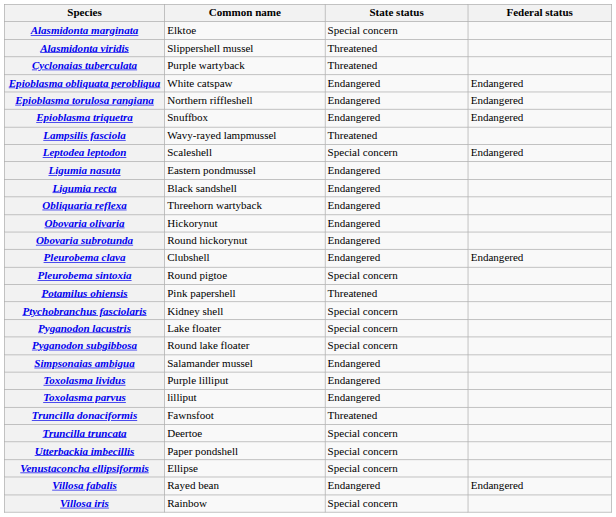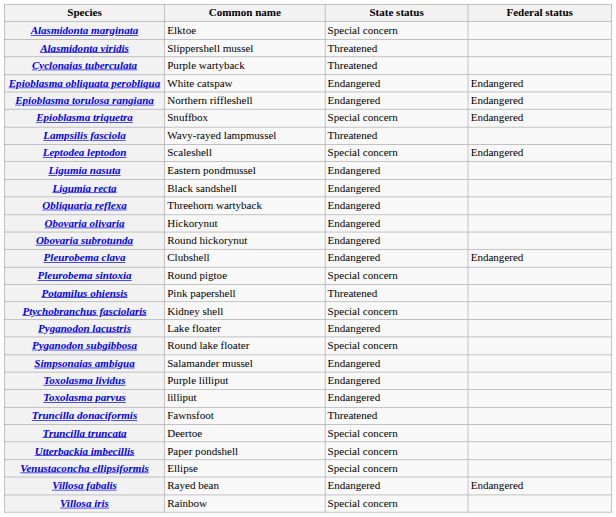(354, 118) Endangered -> (363, 118) Special concern
(363, 328) Special concern -> (354, 328) Endangered
